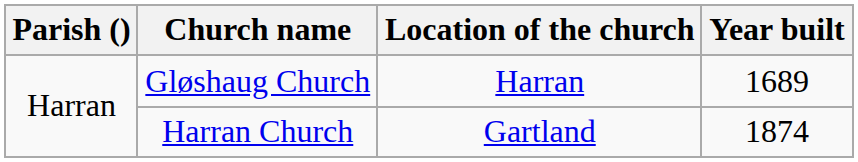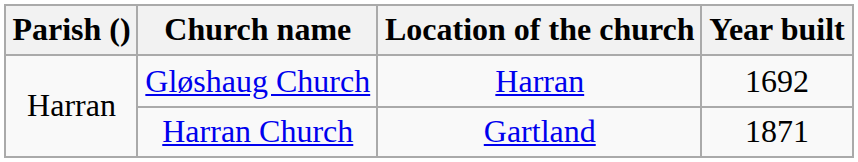(777, 80) 1689 -> (777, 80) 1692
(777, 131) 1874 -> (777, 131) 1871
